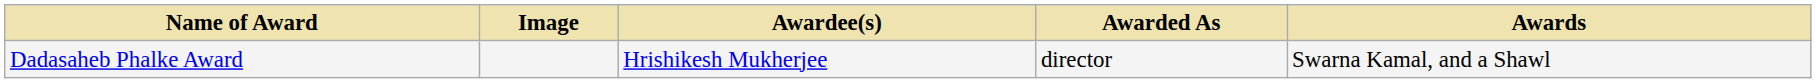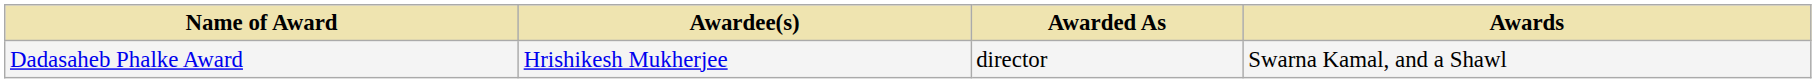- column: (548, 22)
